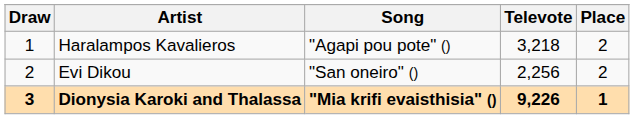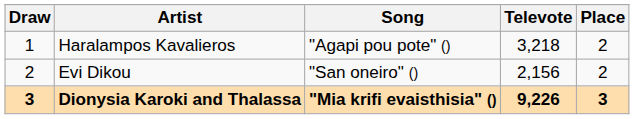(538, 72) 2,256 -> (538, 72) 2,156
(603, 99) 1 -> (603, 99) 3
